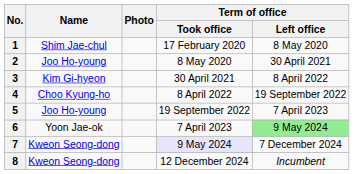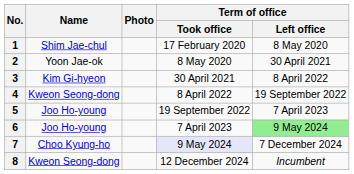(74, 62) Joo Ho-young -> (74, 62) Yoon Jae-ok
(74, 95) Choo Kyung-ho -> (74, 95) Kweon Seong-dong
(74, 128) Yoon Jae-ok -> (74, 128) Joo Ho-young
(74, 144) Kweon Seong-dong -> (74, 144) Choo Kyung-ho
